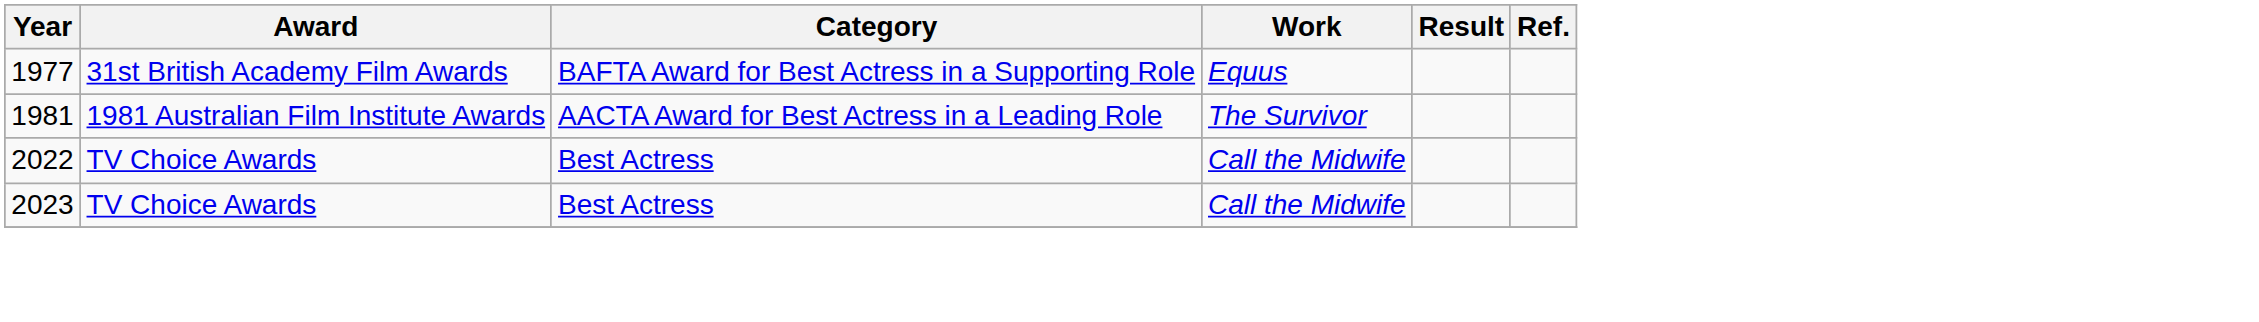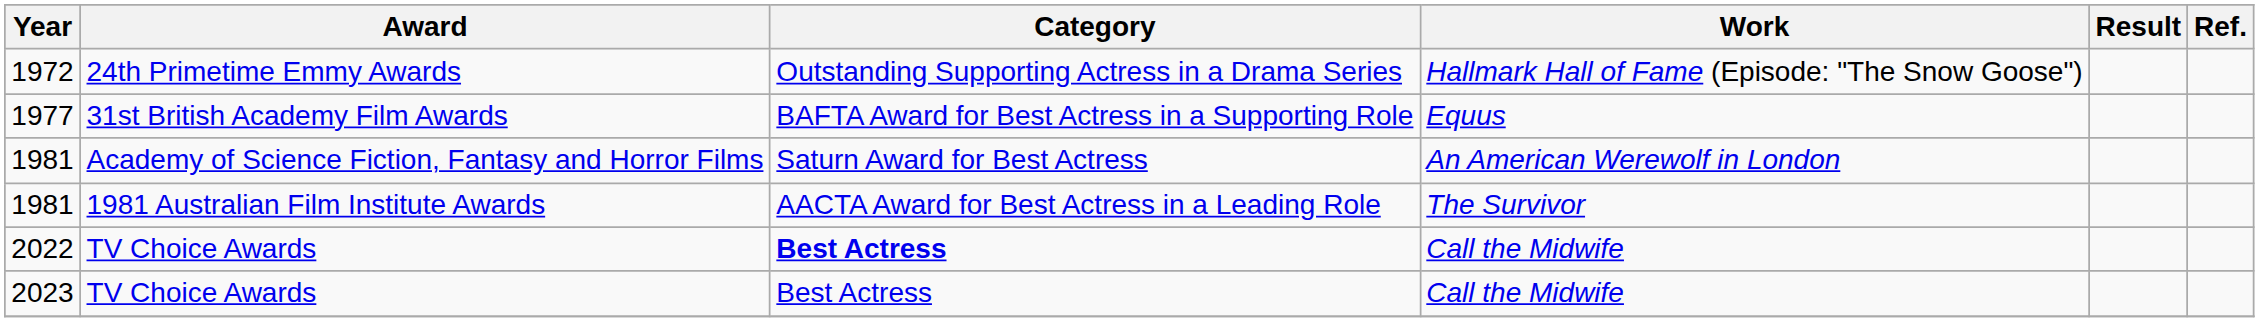+ row: (42, 71)
+ row: (42, 159)
(636, 159) normal -> (861, 248) bold
